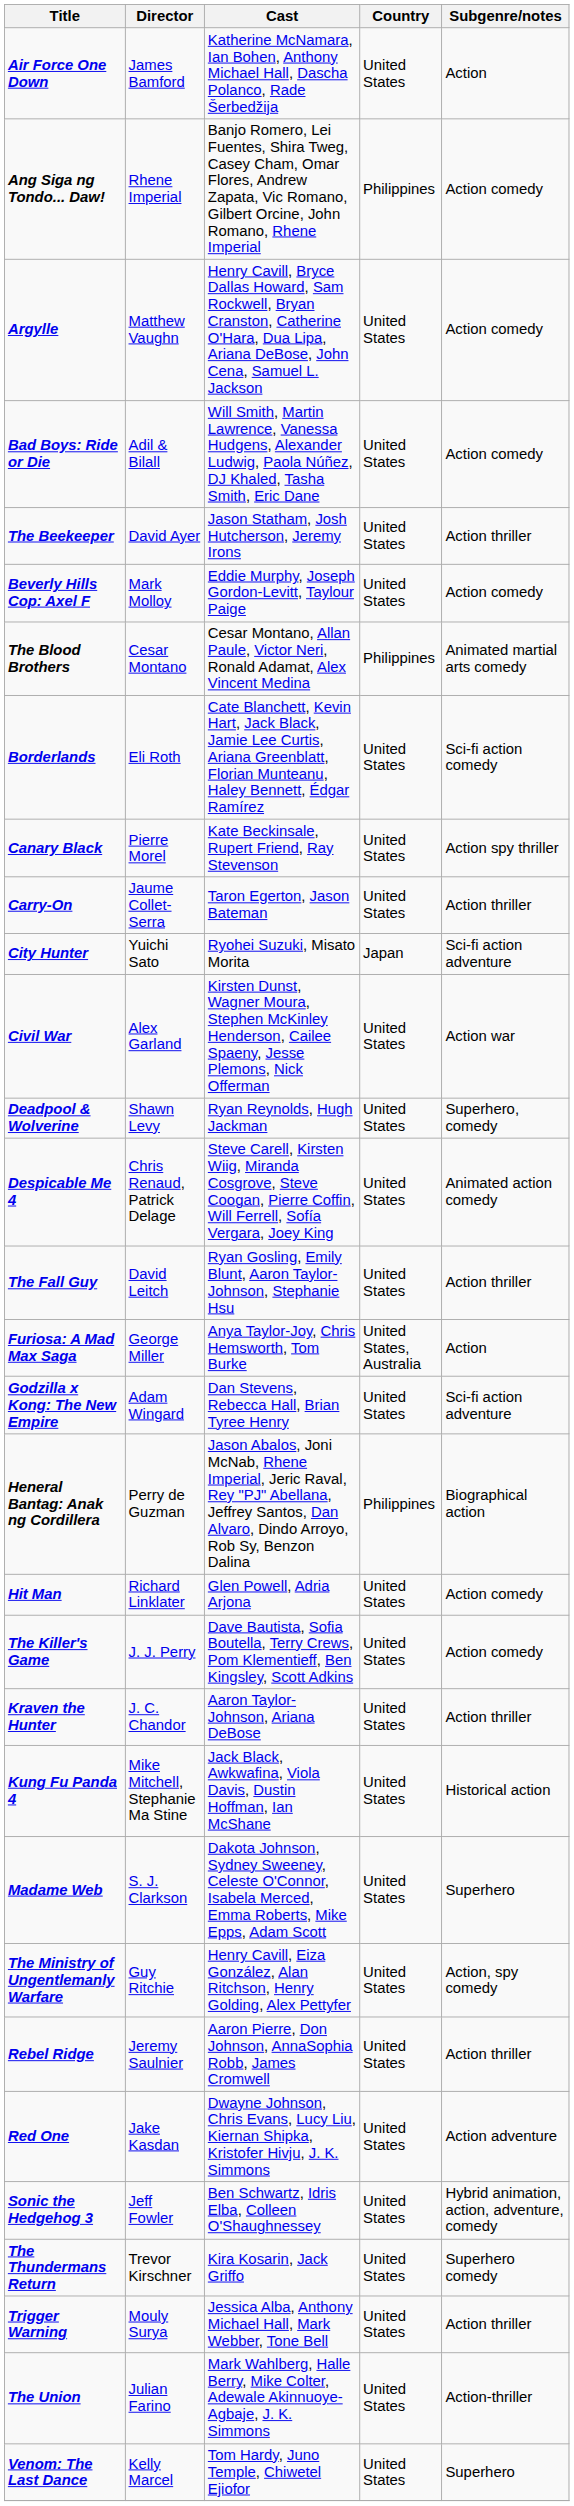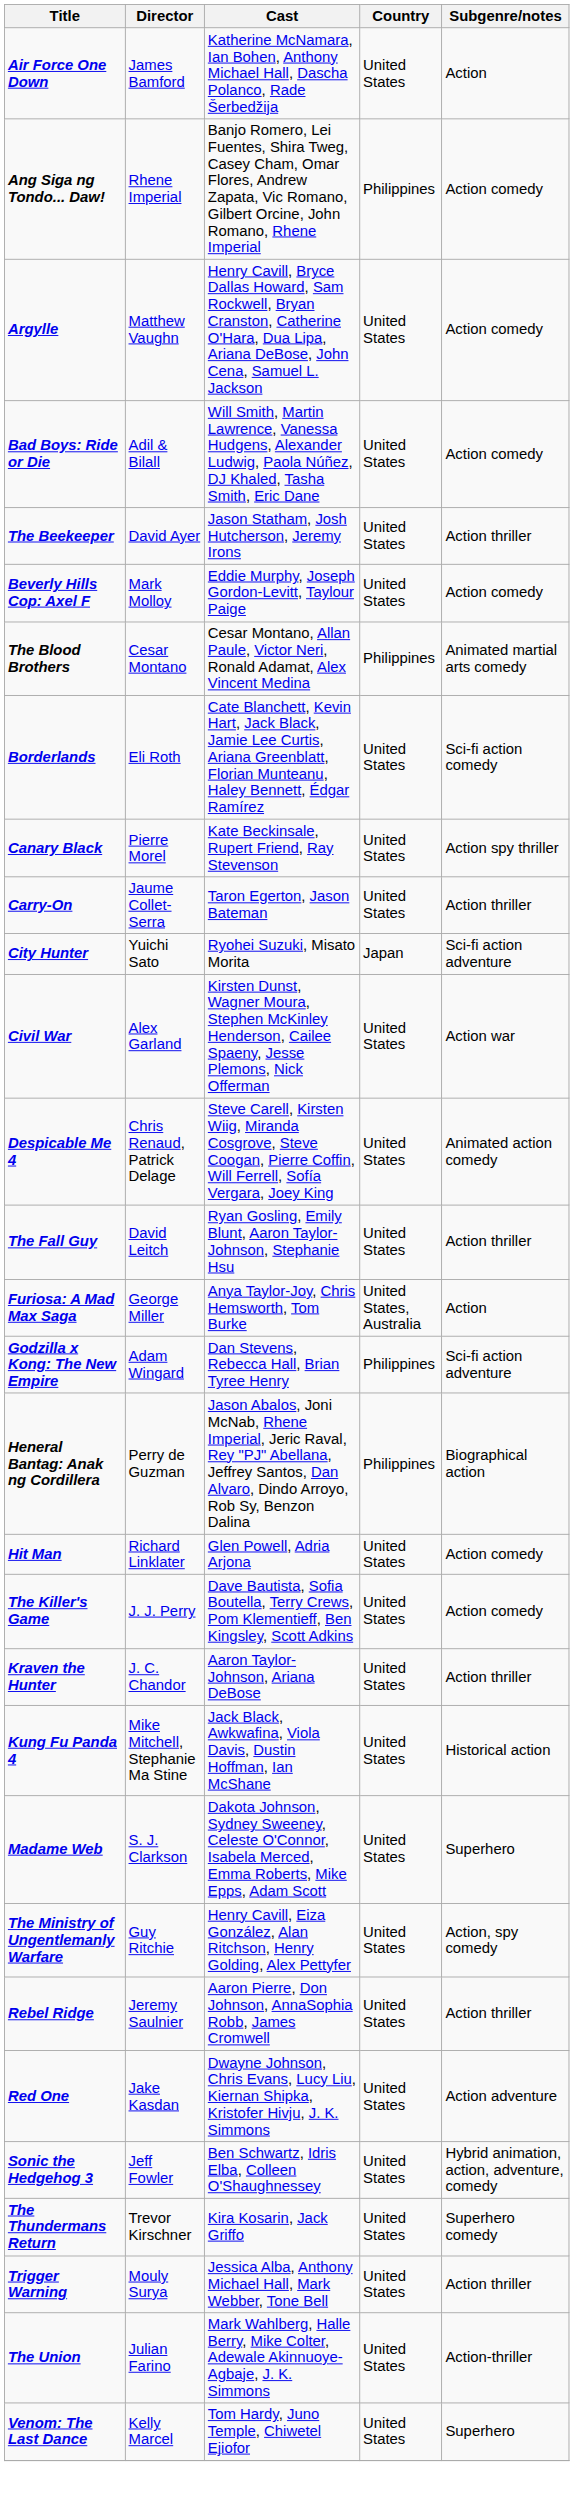- row: (49, 1118)
(385, 1405) United States -> (399, 1364) Philippines
